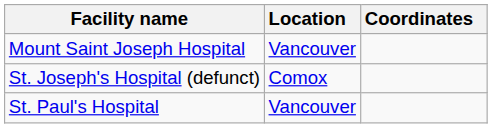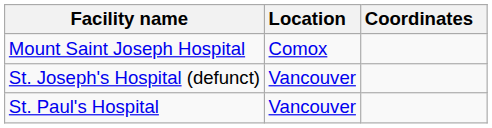(312, 48) Vancouver -> (298, 48) Comox
(298, 78) Comox -> (312, 78) Vancouver
